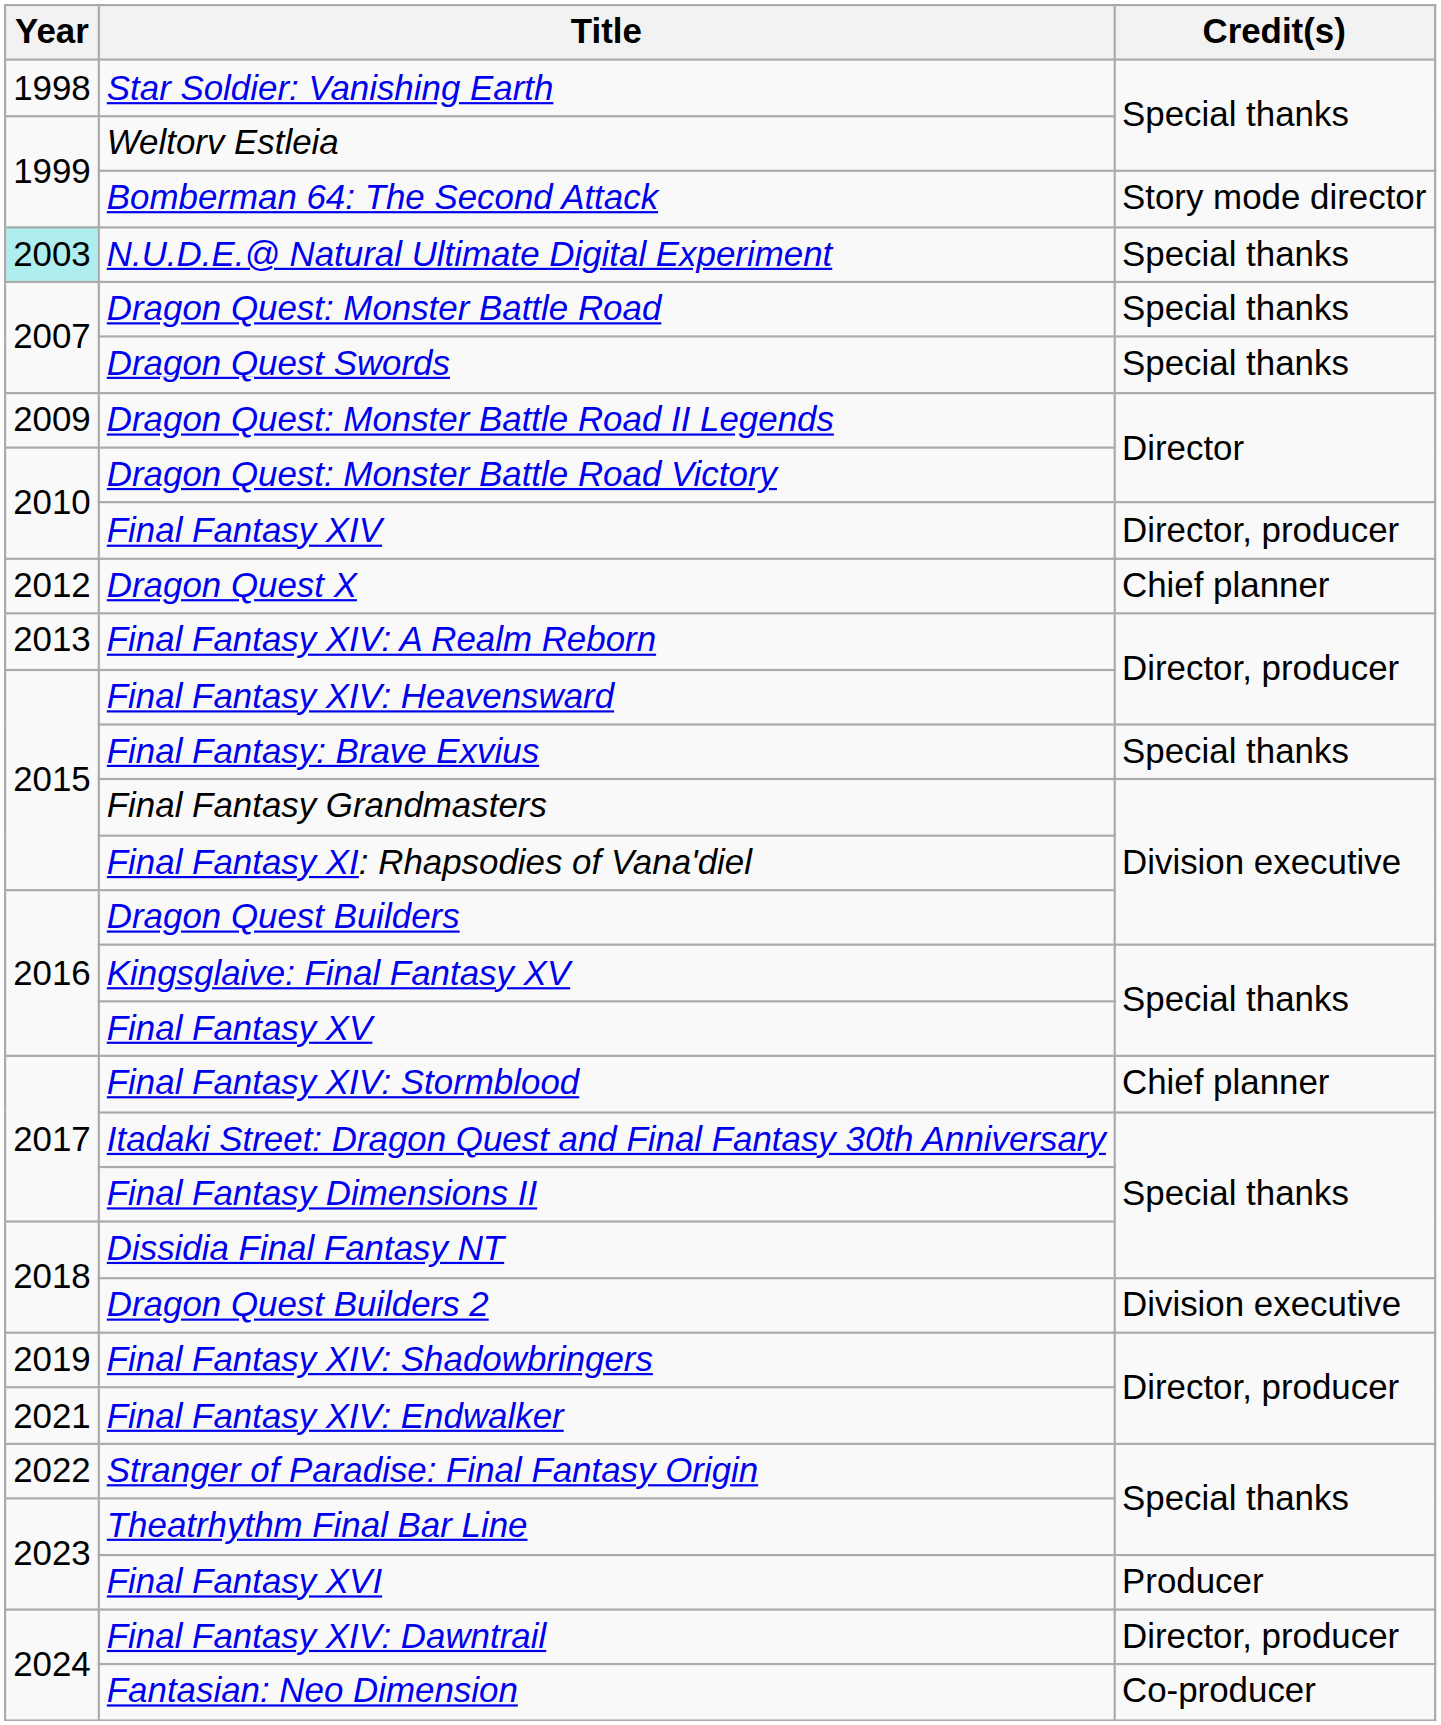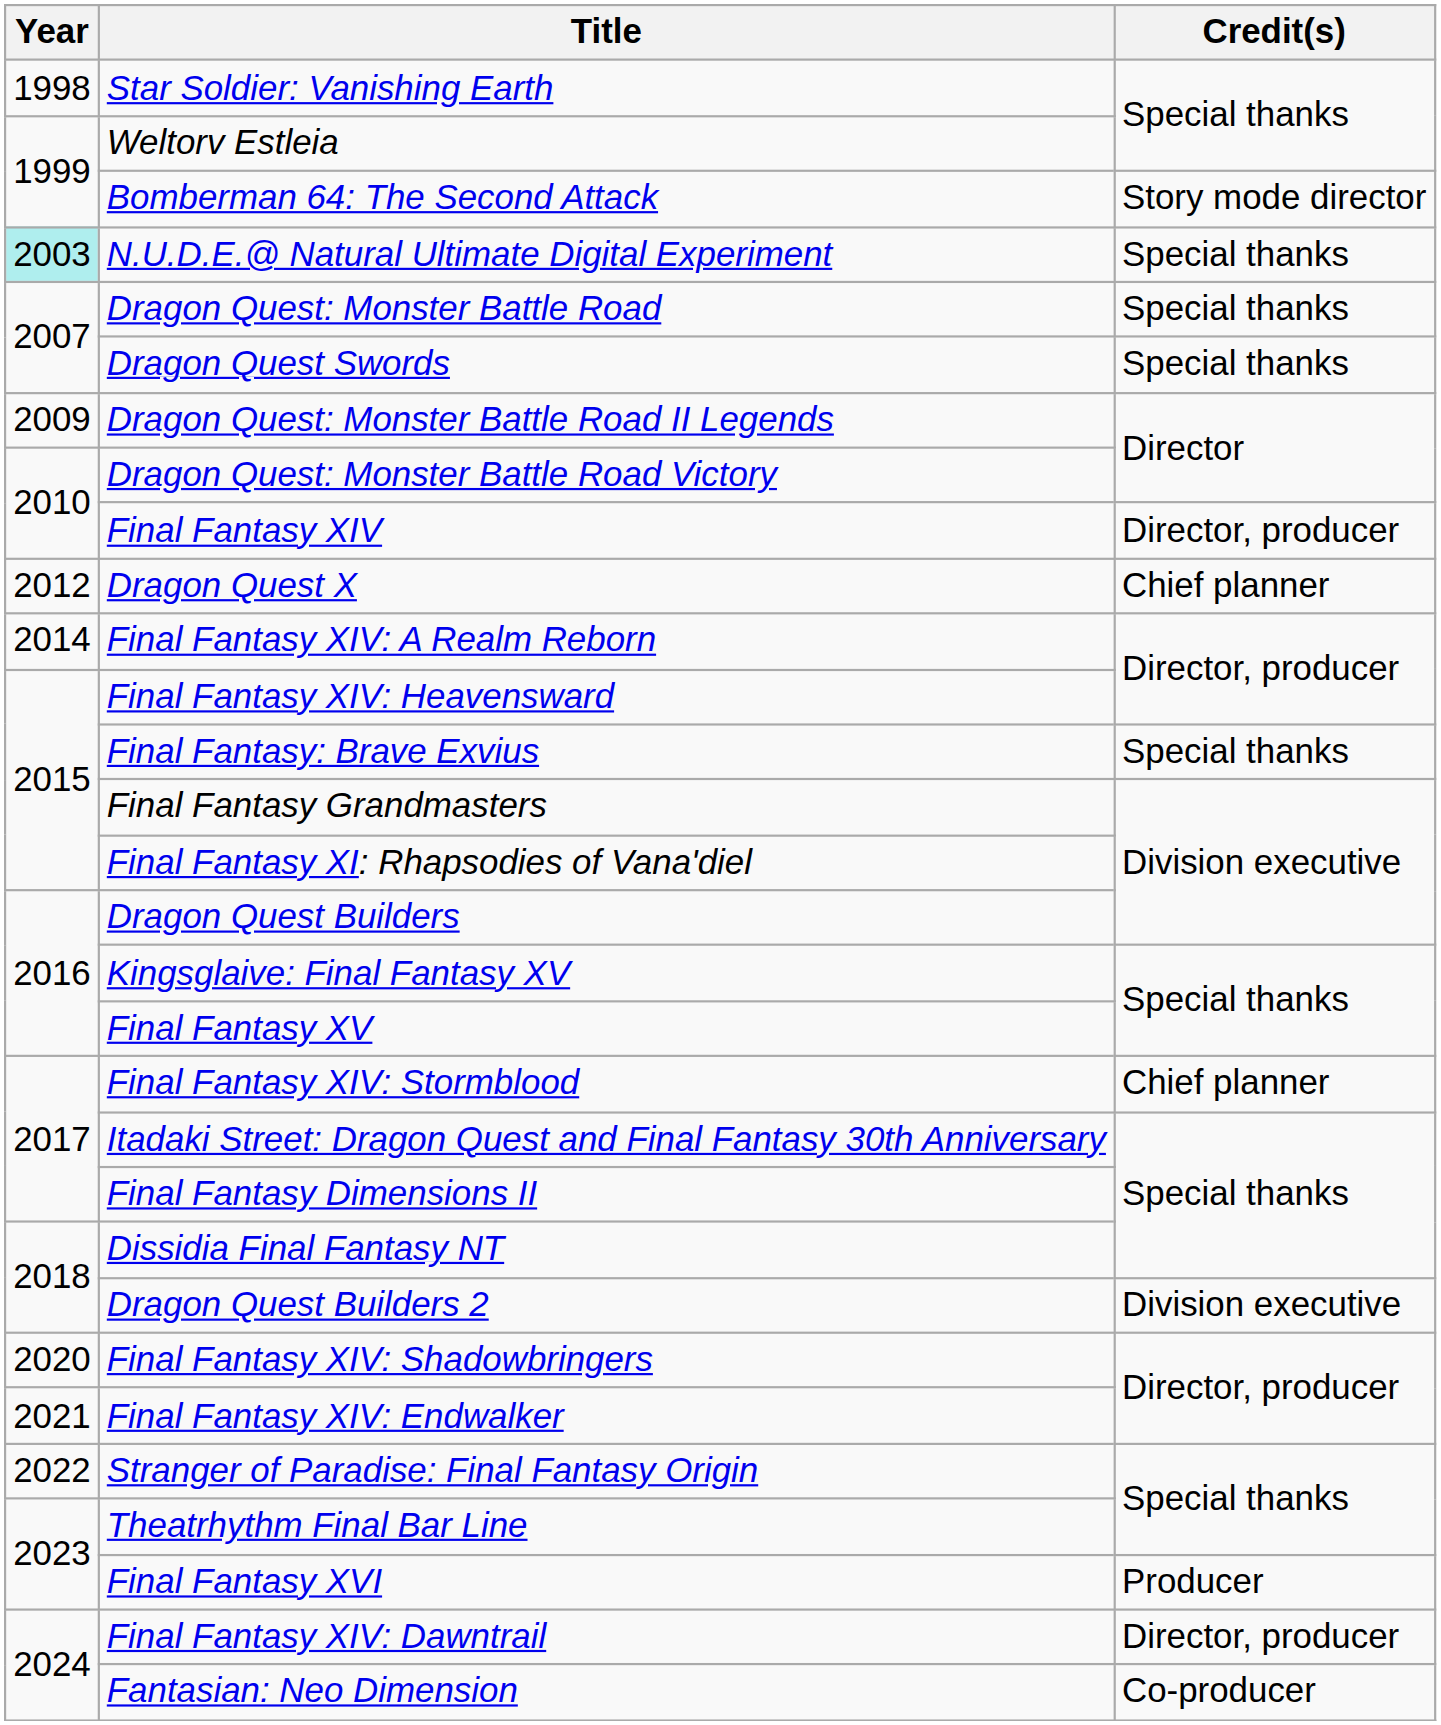(52, 640) 2013 -> (52, 640) 2014
(52, 1359) 2019 -> (52, 1359) 2020
